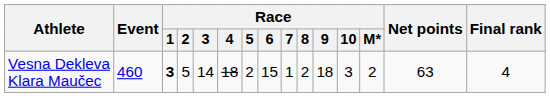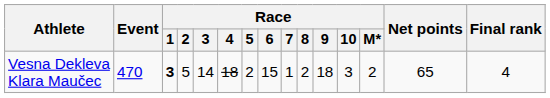(130, 72) 460 -> (130, 72) 470
(425, 72) 63 -> (425, 72) 65
